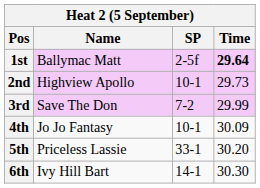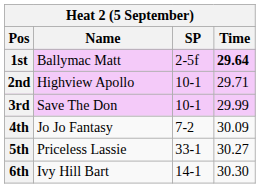(233, 82) 29.73 -> (233, 82) 29.71
(185, 104) 7-2 -> (188, 104) 10-1
(188, 127) 10-1 -> (185, 127) 7-2
(233, 149) 30.20 -> (233, 149) 30.27
